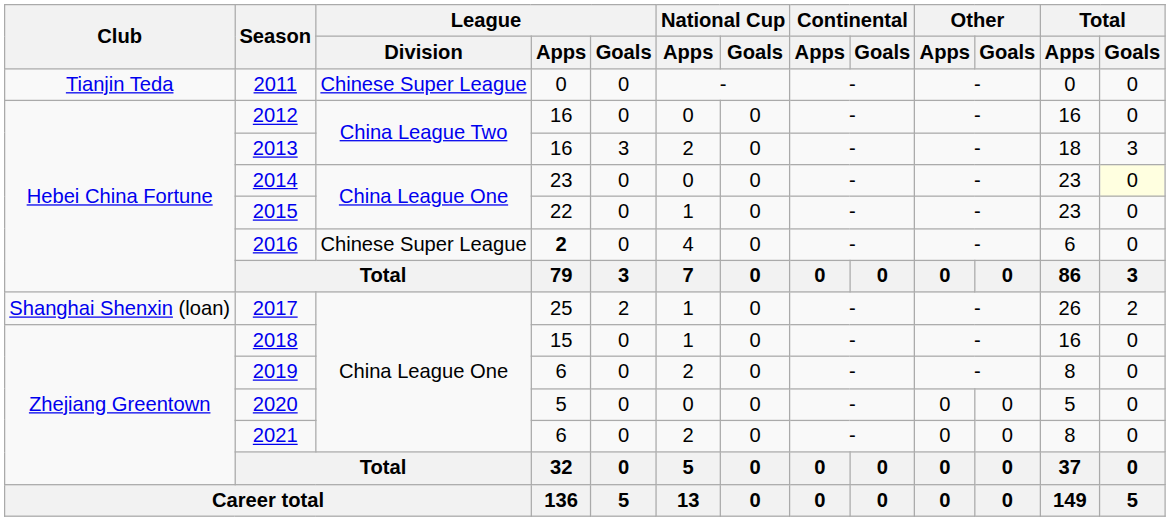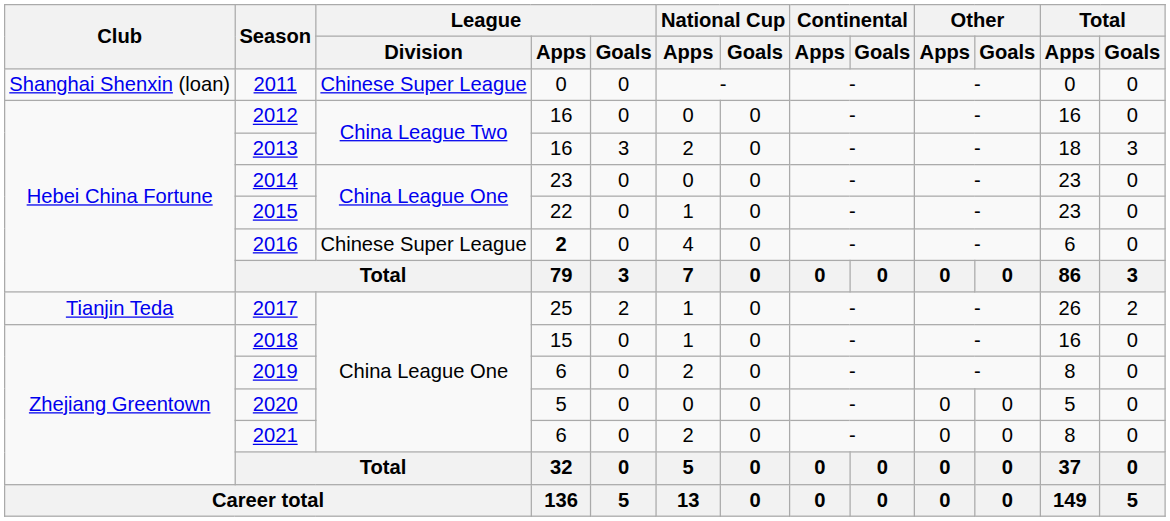(120, 84) Tianjin Teda -> (120, 84) Shanghai Shenxin (loan)
(1132, 180) lightyellow background -> (1132, 180) no background
(120, 308) Shanghai Shenxin (loan) -> (120, 308) Tianjin Teda
